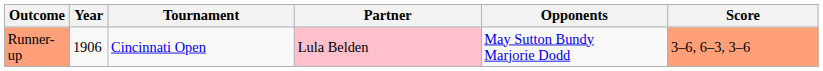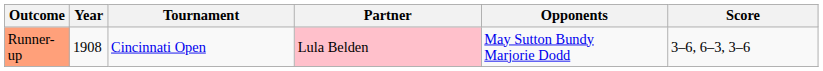(87, 46) 1906 -> (87, 46) 1908
(711, 46) lightsalmon background -> (711, 46) no background
